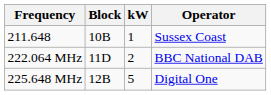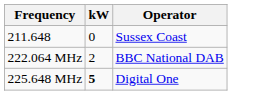- column: (105, 15)
(131, 36) 1 -> (92, 36) 0
(131, 79) normal -> (92, 79) bold
